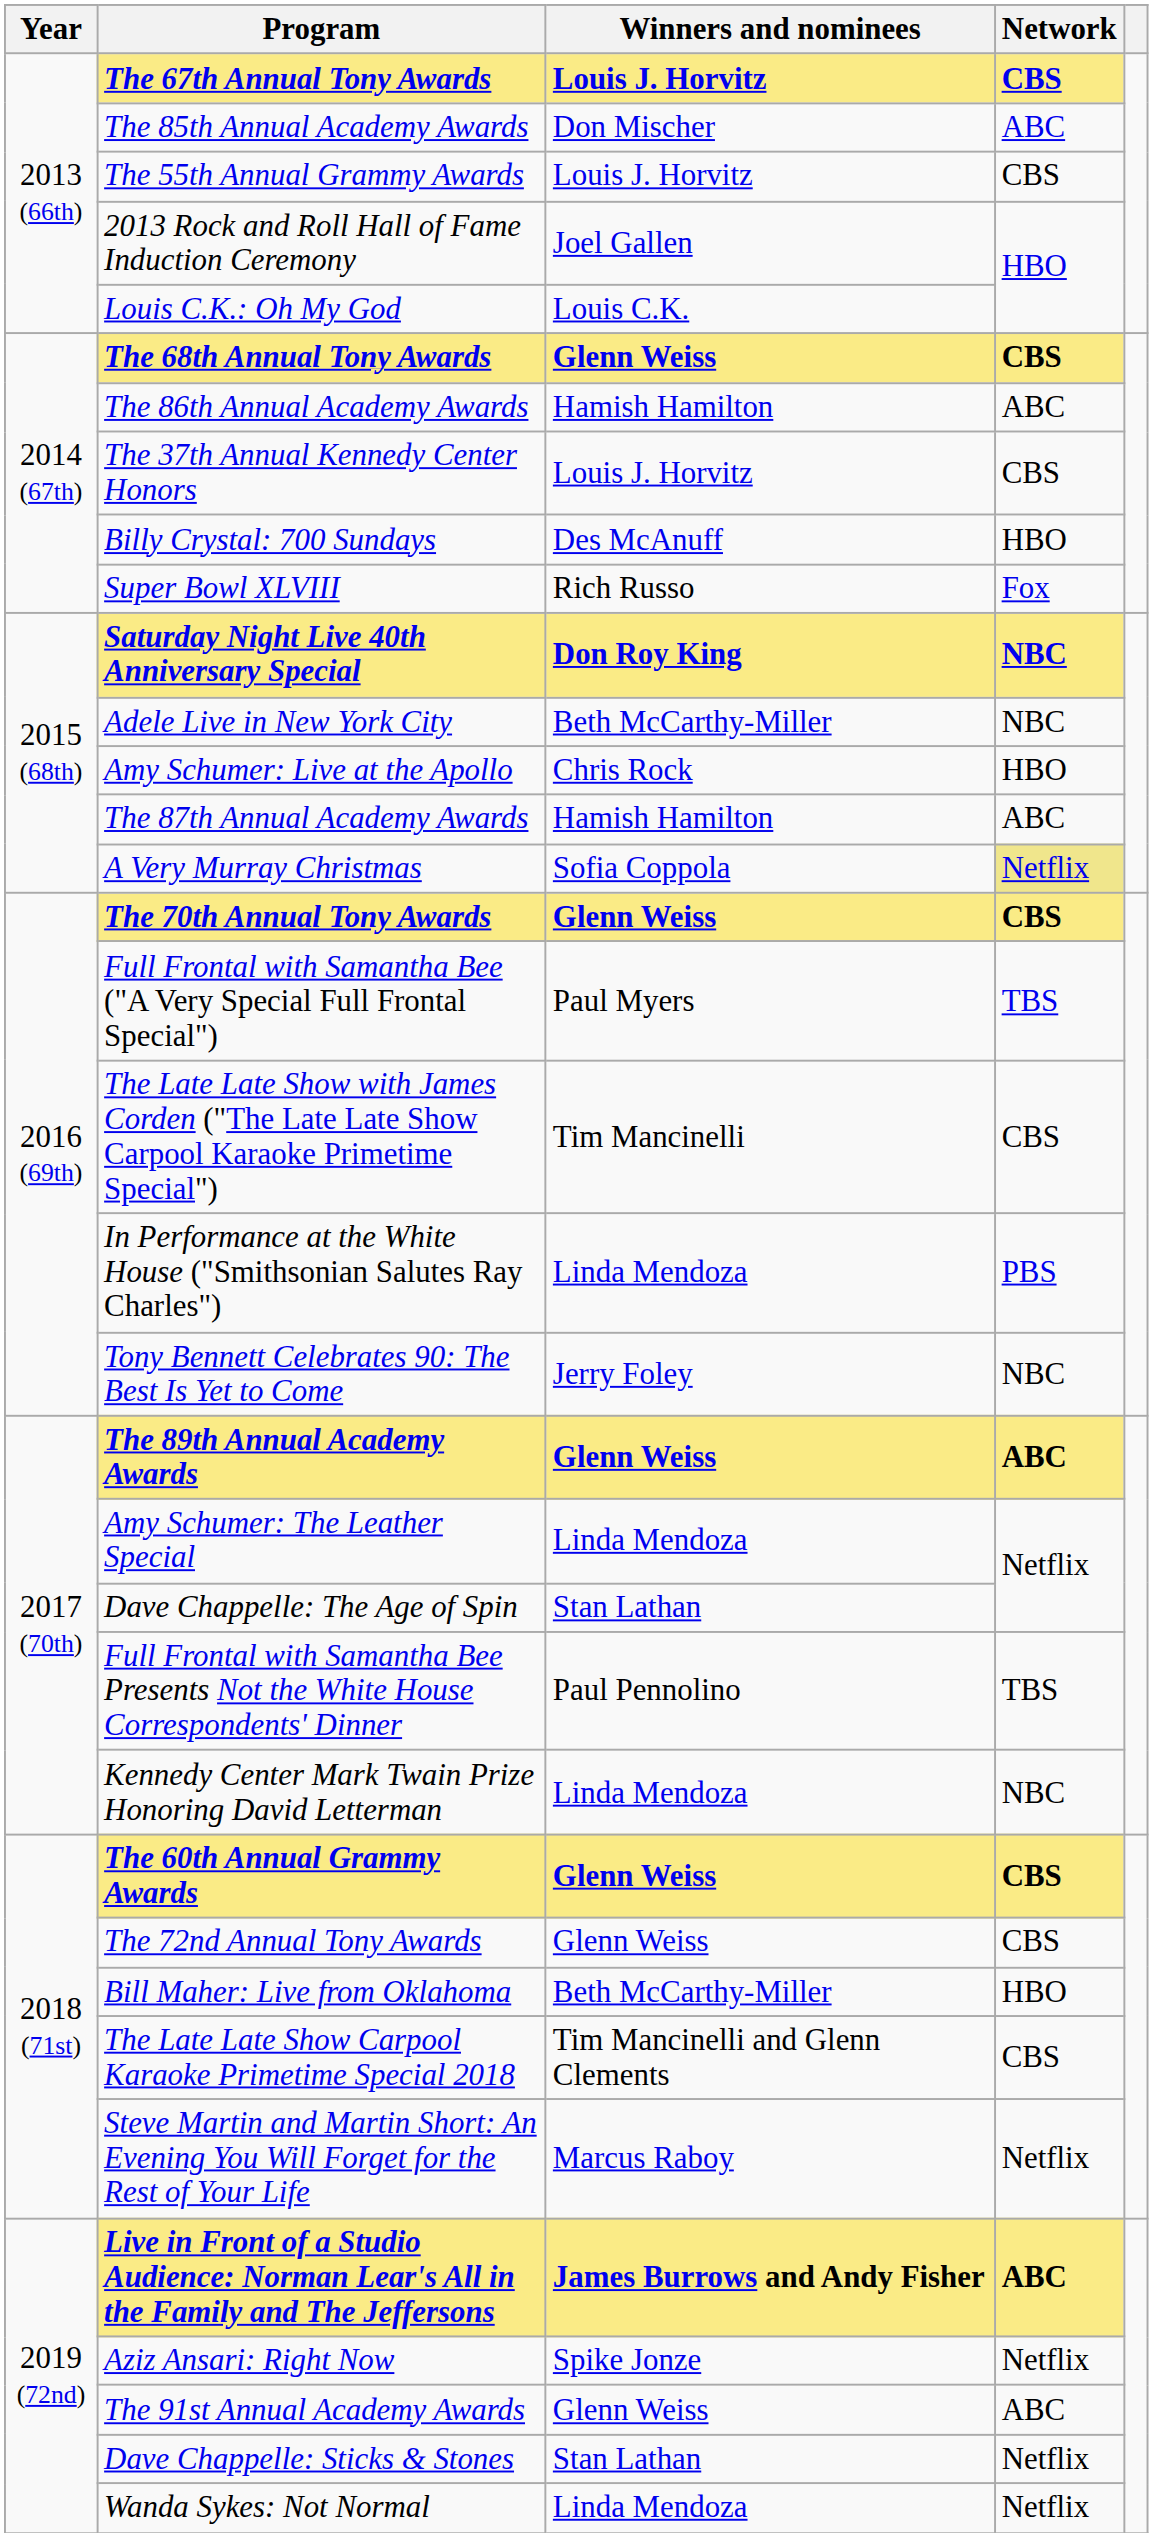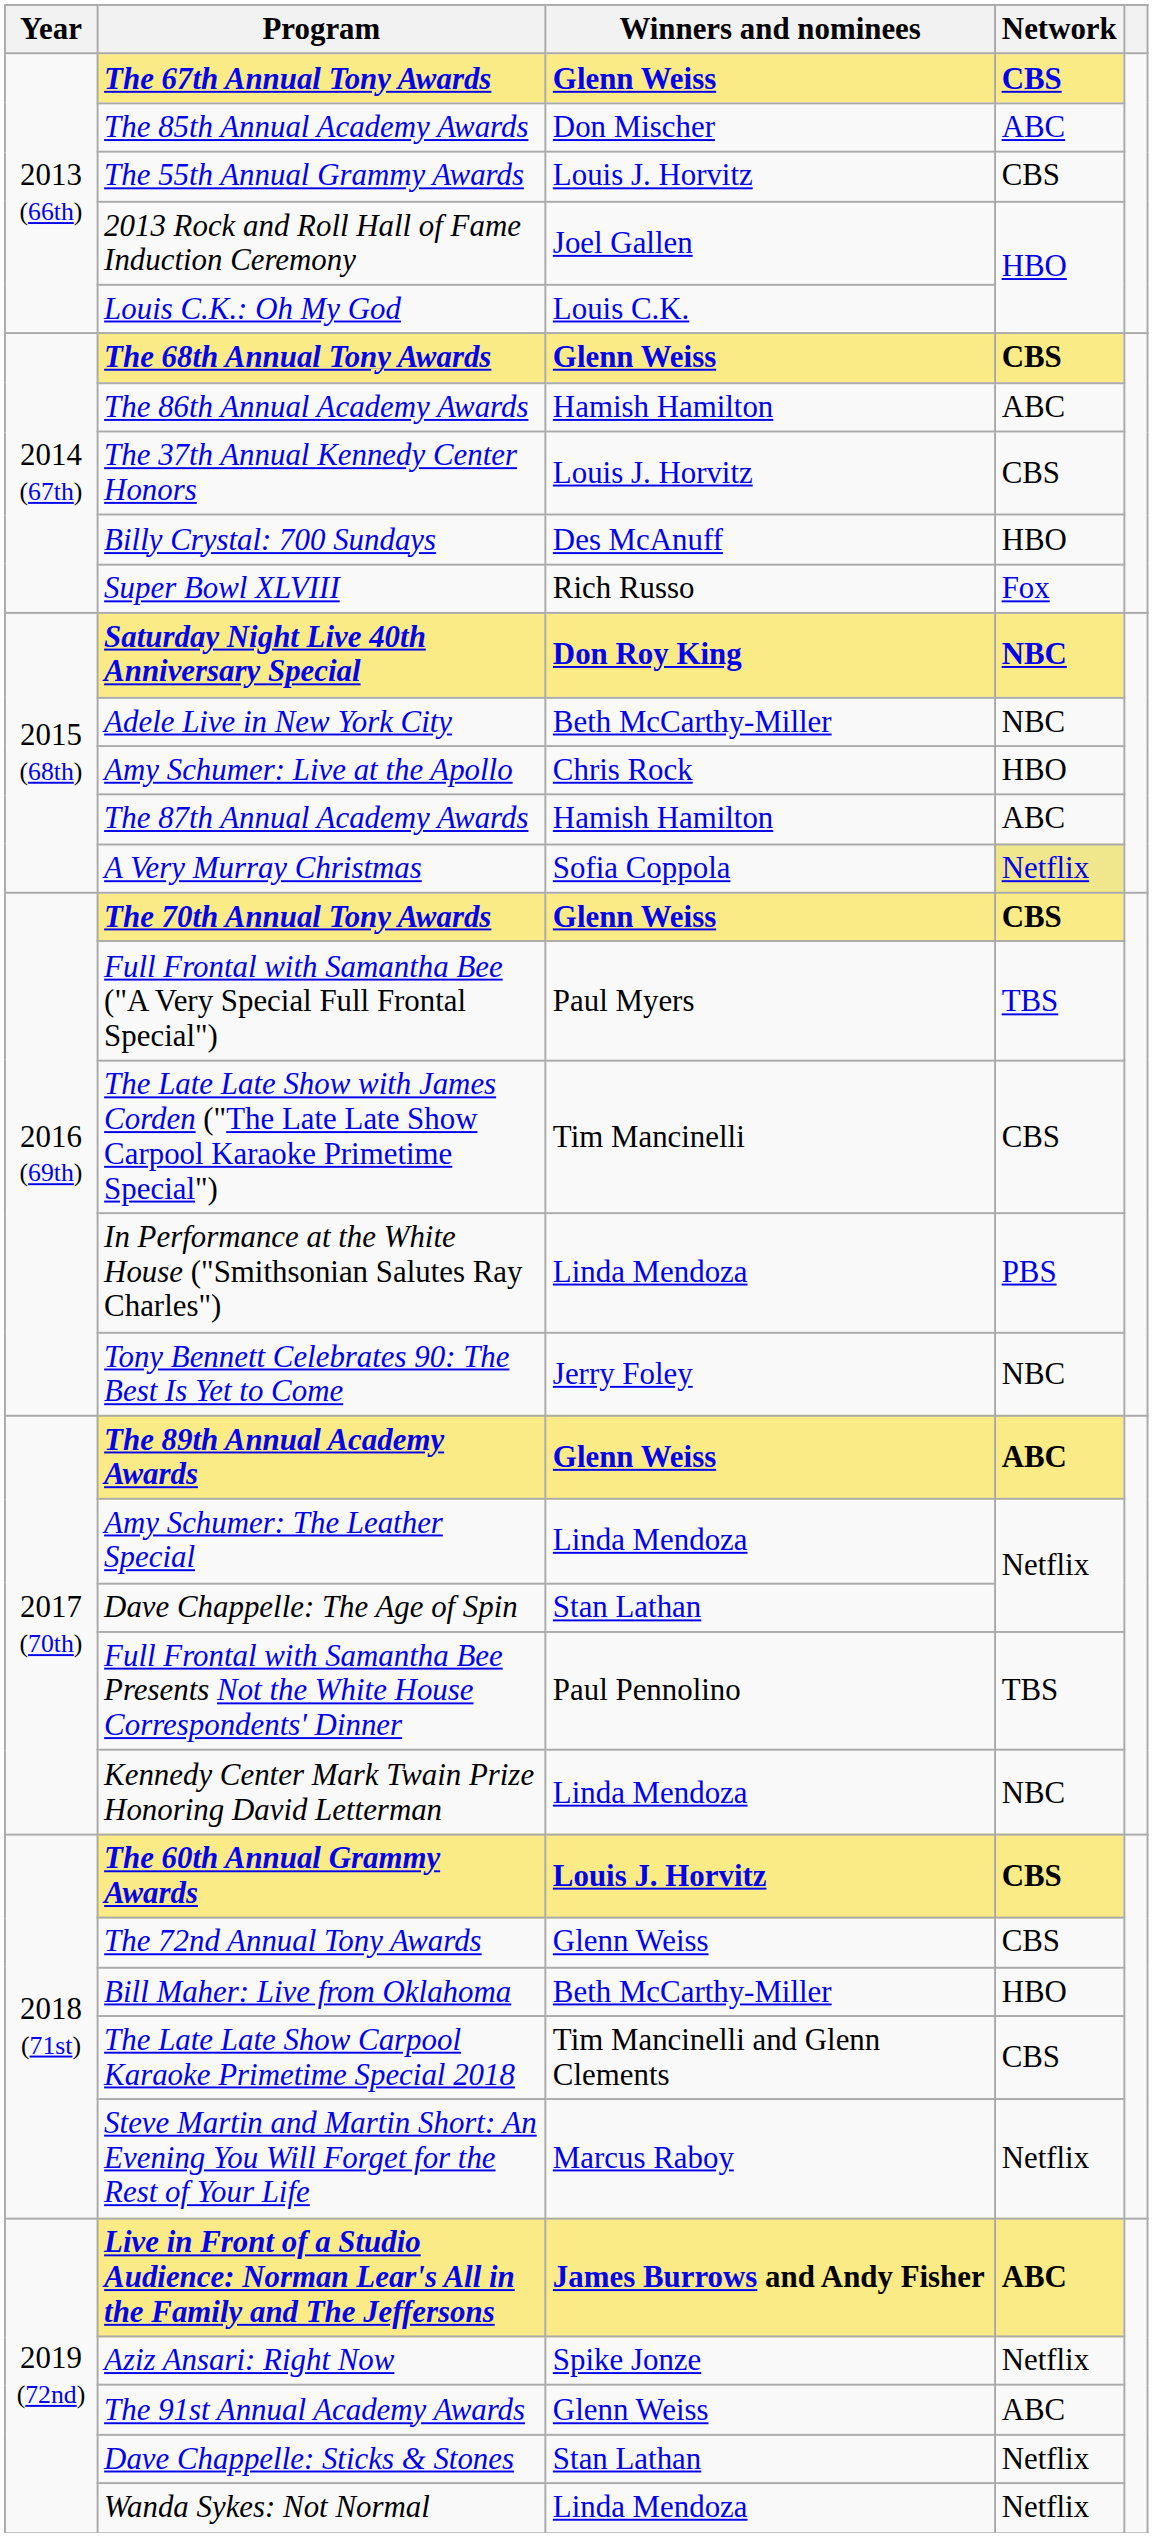(660, 77) Louis J. Horvitz -> (635, 77) Glenn Weiss
(635, 1875) Glenn Weiss -> (660, 1875) Louis J. Horvitz
